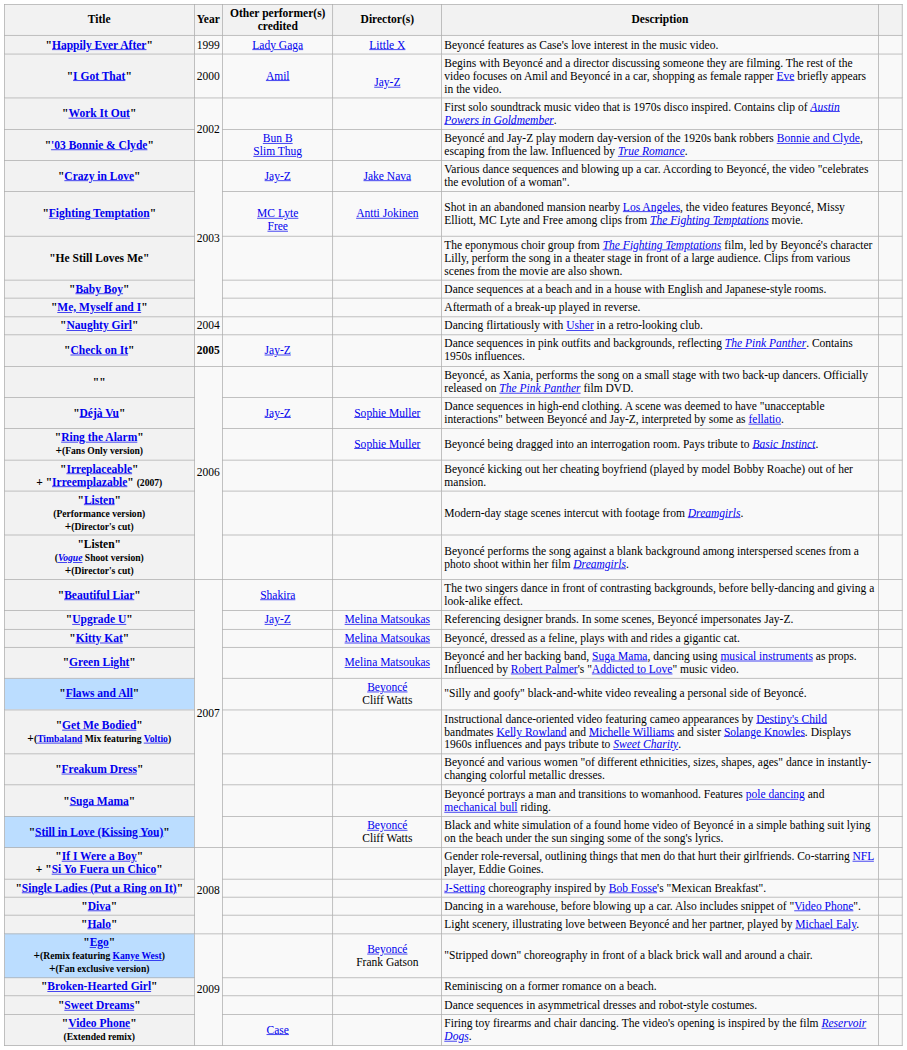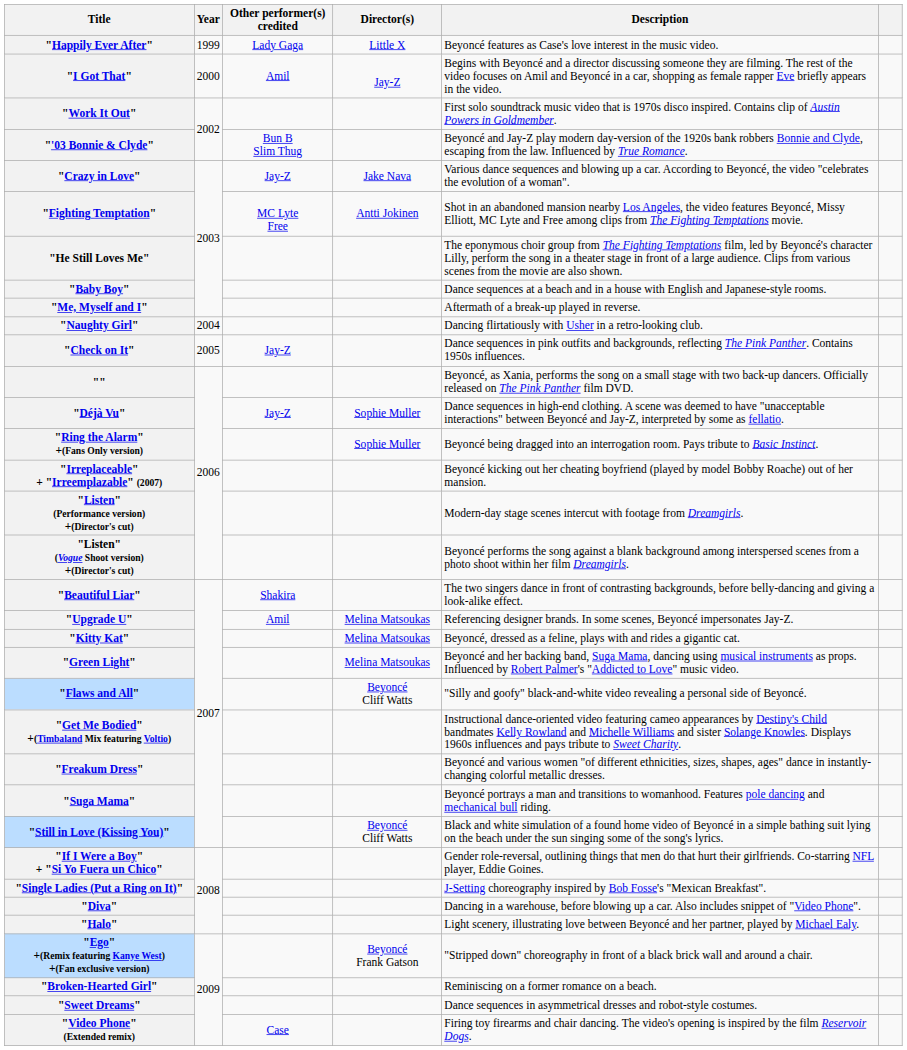(208, 350) bold -> (208, 350) normal
(278, 619) Jay-Z -> (278, 619) Amil
